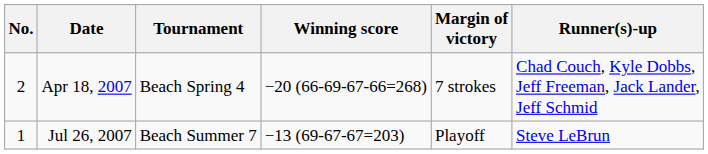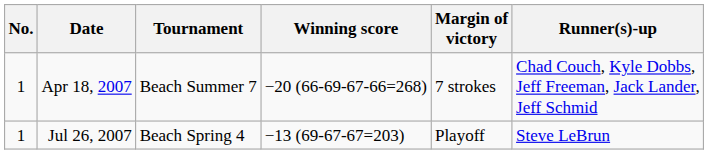(21, 87) 2 -> (21, 87) 1
(192, 87) Beach Spring 4 -> (198, 87) Beach Summer 7
(198, 135) Beach Summer 7 -> (192, 135) Beach Spring 4
